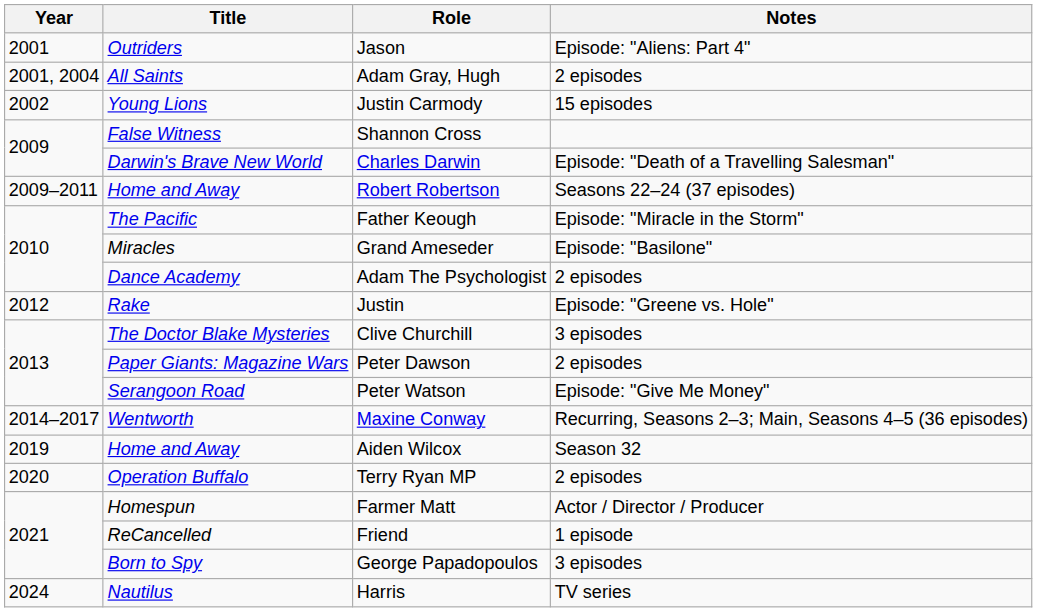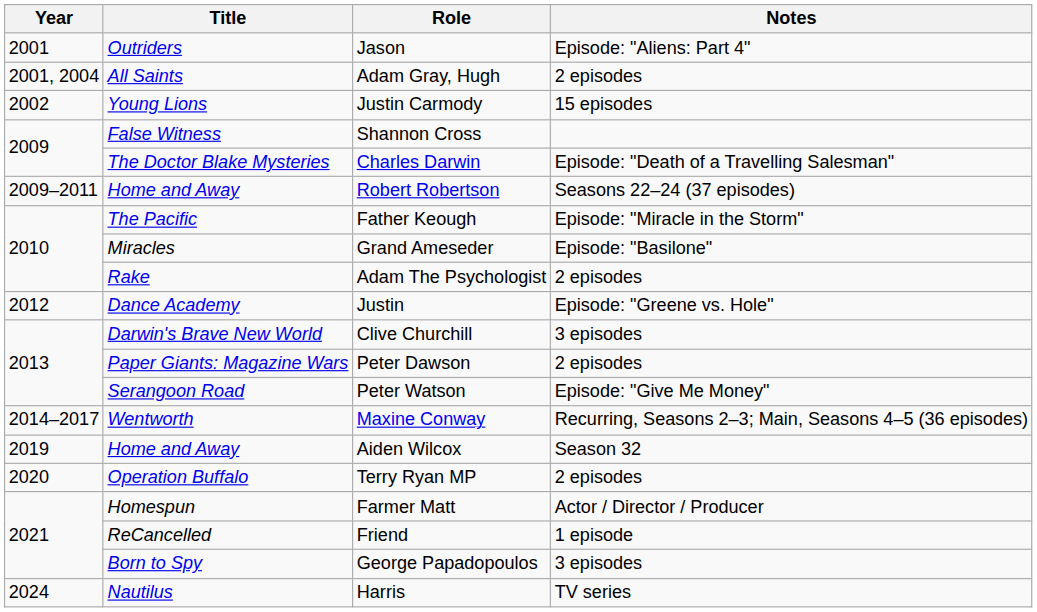(215, 162) Darwin's Brave New World -> (219, 162) The Doctor Blake Mysteries
(174, 276) Dance Academy -> (129, 276) Rake
(129, 305) Rake -> (174, 305) Dance Academy
(219, 334) The Doctor Blake Mysteries -> (215, 334) Darwin's Brave New World
